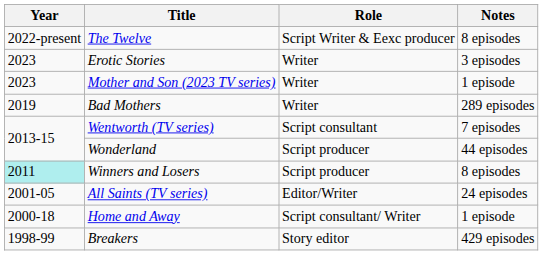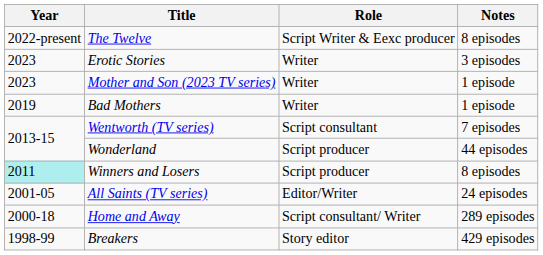(498, 104) 289 episodes -> (488, 104) 1 episode
(488, 216) 1 episode -> (498, 216) 289 episodes
